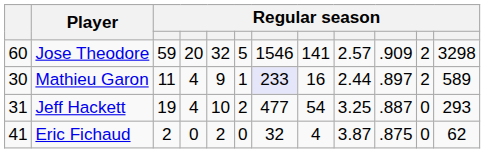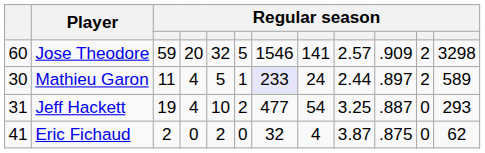(221, 80) 9 -> (221, 80) 5
(316, 80) 16 -> (316, 80) 24
